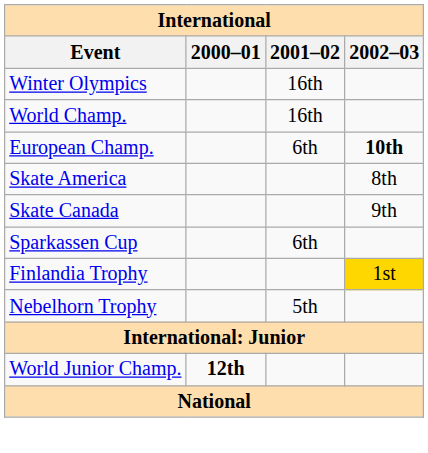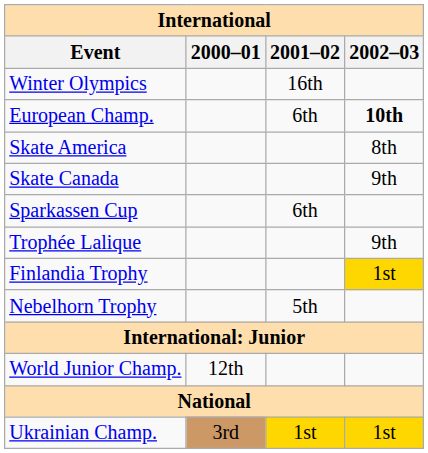- row: (68, 115)
+ row: (75, 242)
(226, 369) bold -> (226, 369) normal
+ row: (83, 432)
